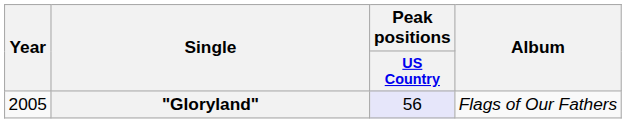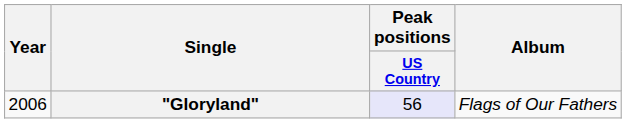(28, 104) 2005 -> (28, 104) 2006
